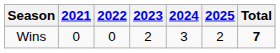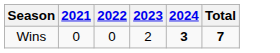- column: (220, 15)
(184, 37) normal -> (184, 37) bold
